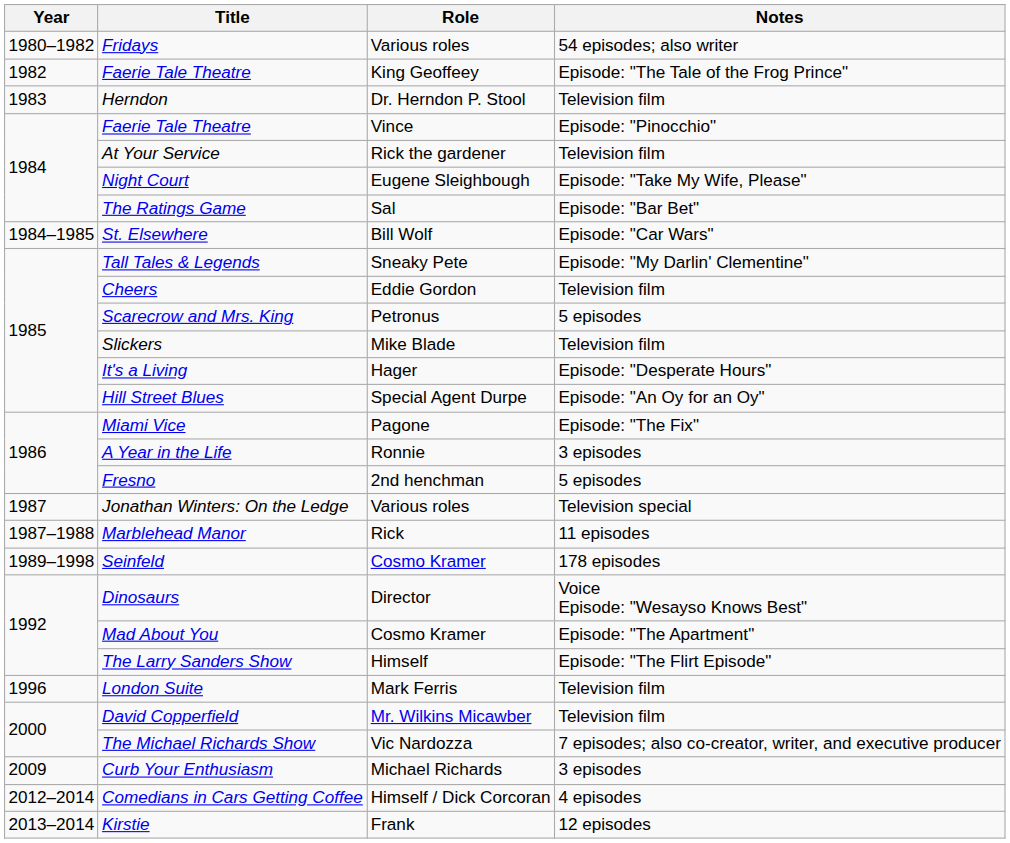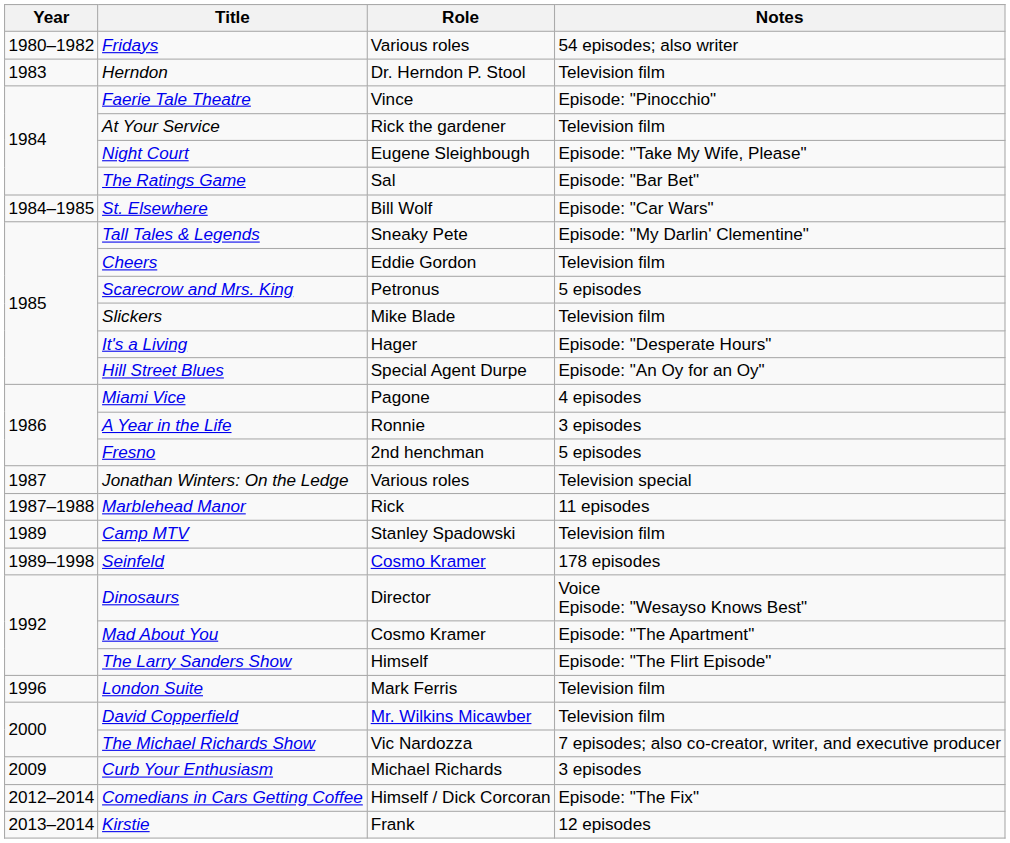- row: (176, 72)
(629, 425) Episode: "The Fix" -> (600, 398) 4 episodes
+ row: (145, 533)
(600, 797) 4 episodes -> (629, 797) Episode: "The Fix"
